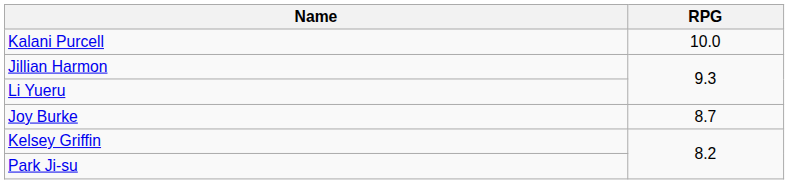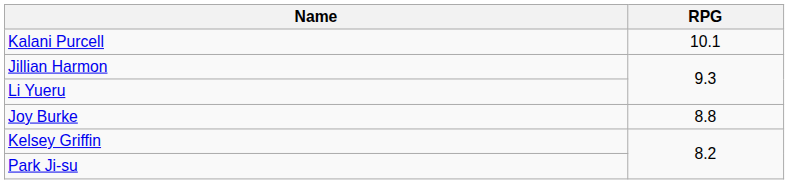(705, 41) 10.0 -> (705, 41) 10.1
(705, 116) 8.7 -> (705, 116) 8.8
